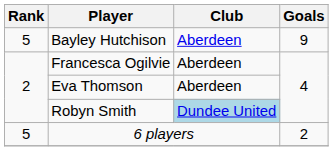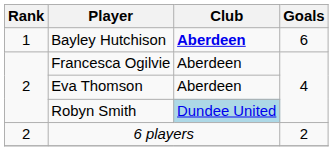(26, 39) 5 -> (26, 39) 1
(209, 39) normal -> (211, 39) bold
(304, 39) 9 -> (304, 39) 6
(26, 134) 5 -> (26, 134) 2
